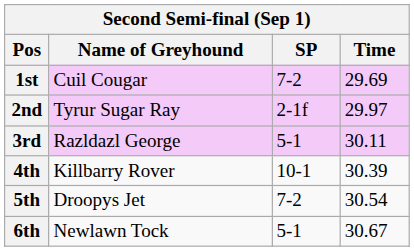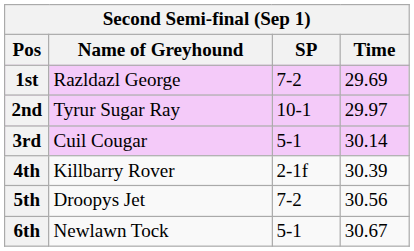(100, 79) Cuil Cougar -> (117, 79) Razldazl George
(292, 110) 2-1f -> (294, 110) 10-1
(117, 140) Razldazl George -> (100, 140) Cuil Cougar
(366, 140) 30.11 -> (366, 140) 30.14
(294, 170) 10-1 -> (292, 170) 2-1f
(366, 200) 30.54 -> (366, 200) 30.56
